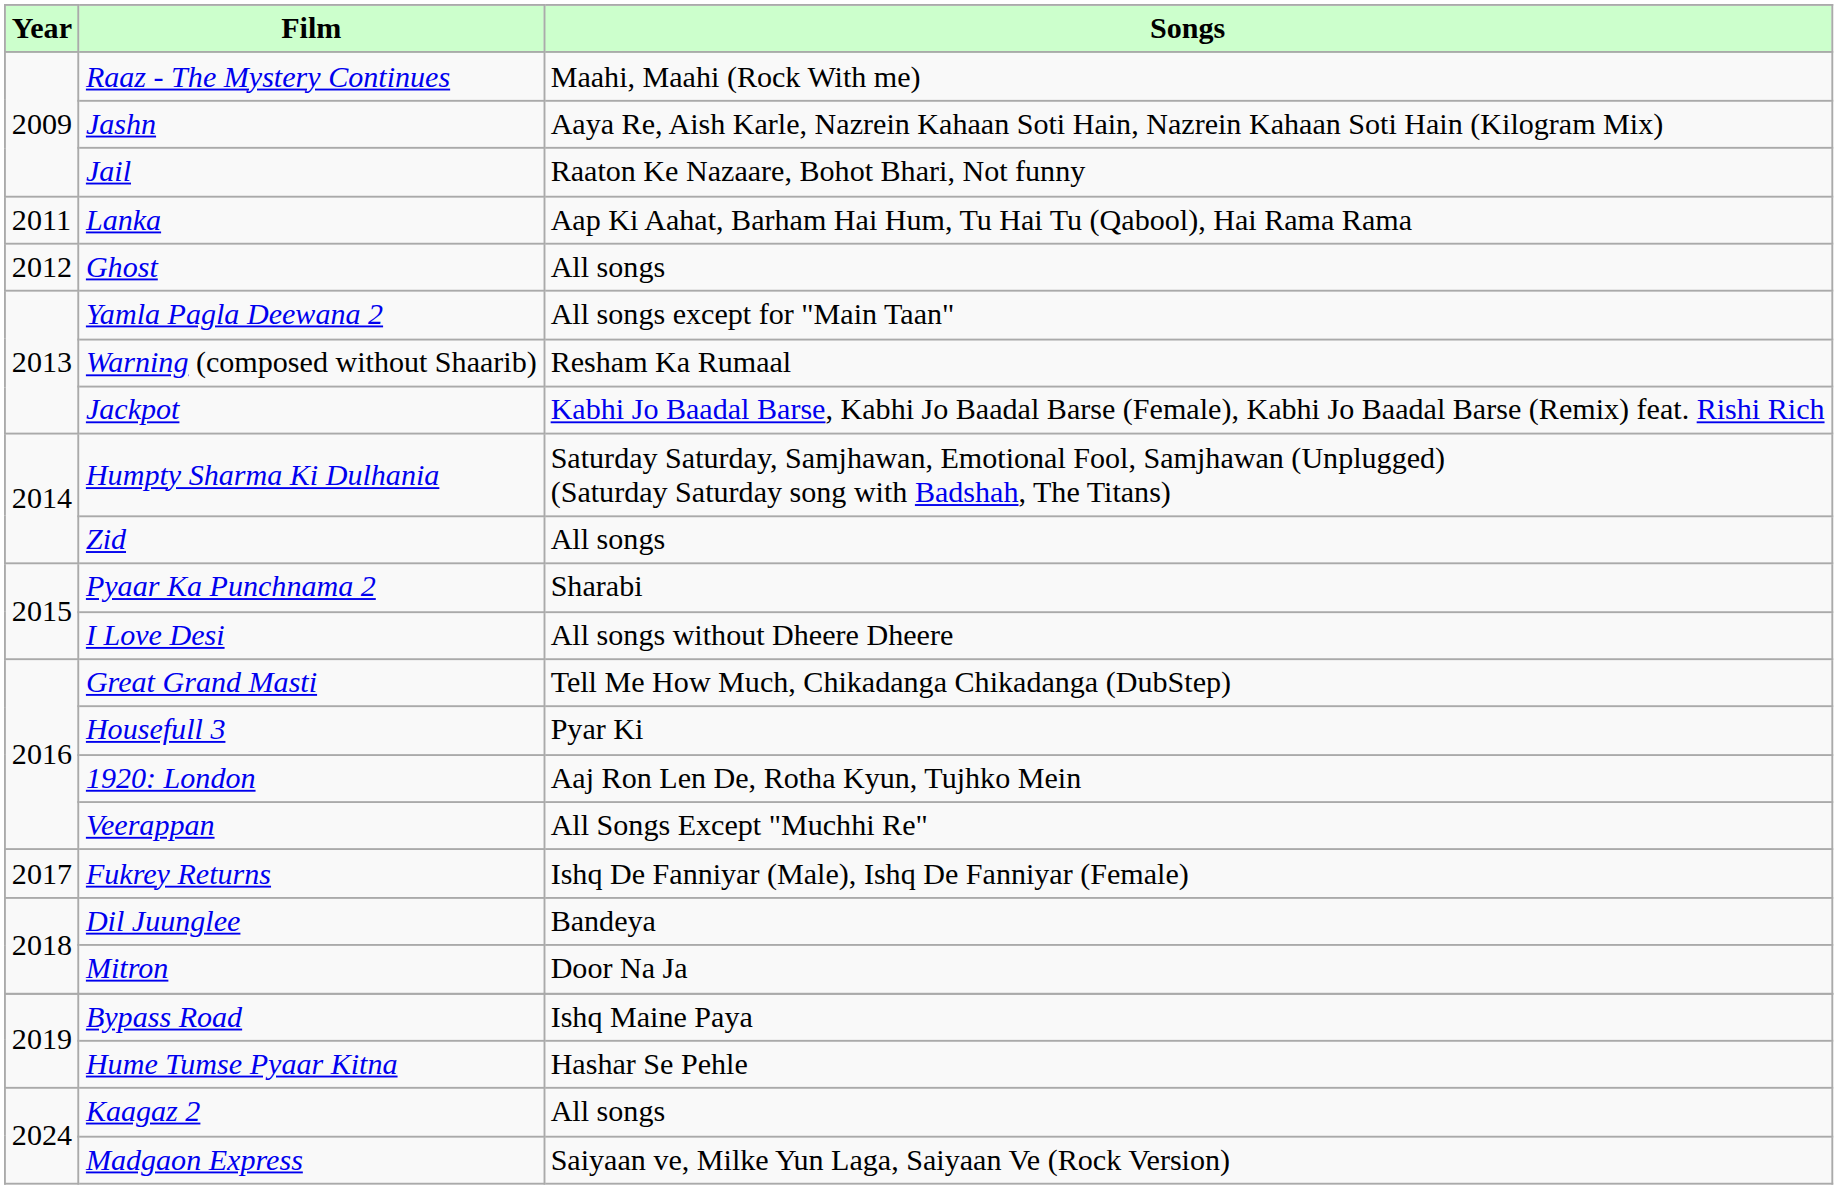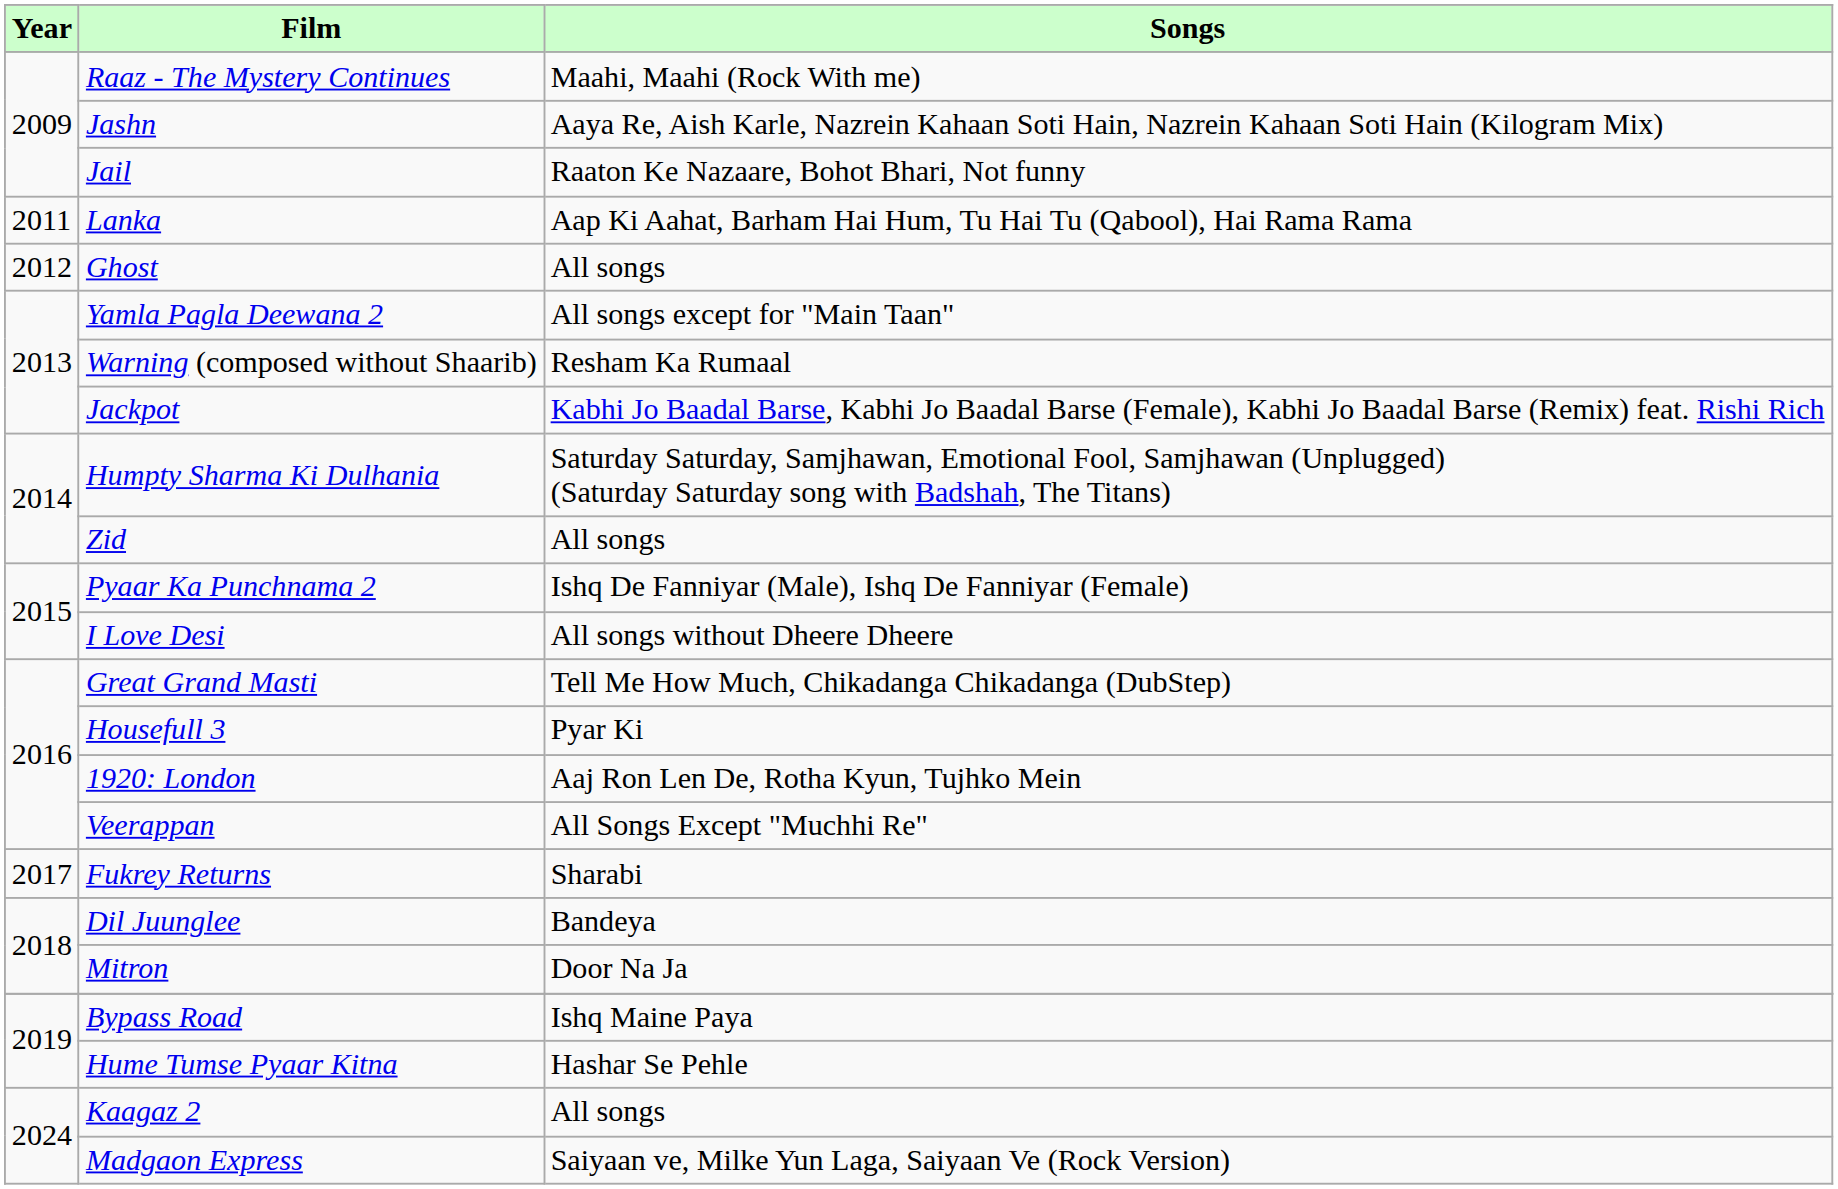(597, 586) Sharabi -> (870, 586) Ishq De Fanniyar (Male), Ishq De Fanniyar (Female)
(870, 873) Ishq De Fanniyar (Male), Ishq De Fanniyar (Female) -> (597, 873) Sharabi
